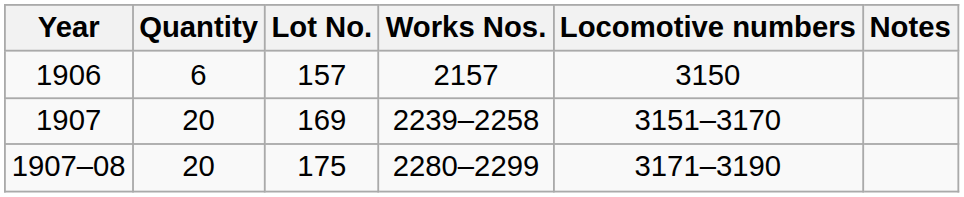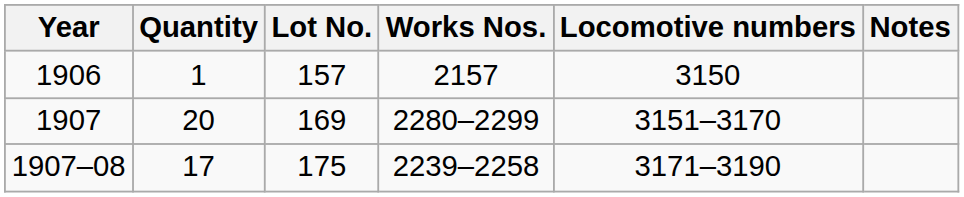(199, 74) 6 -> (199, 74) 1
(466, 120) 2239–2258 -> (466, 120) 2280–2299
(199, 167) 20 -> (199, 167) 17
(466, 167) 2280–2299 -> (466, 167) 2239–2258
